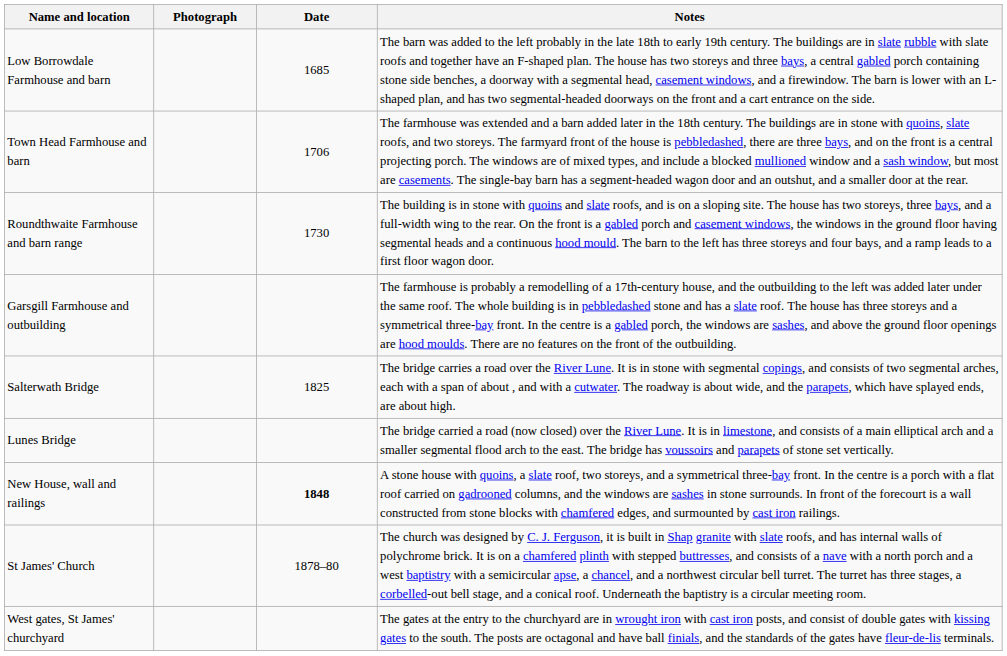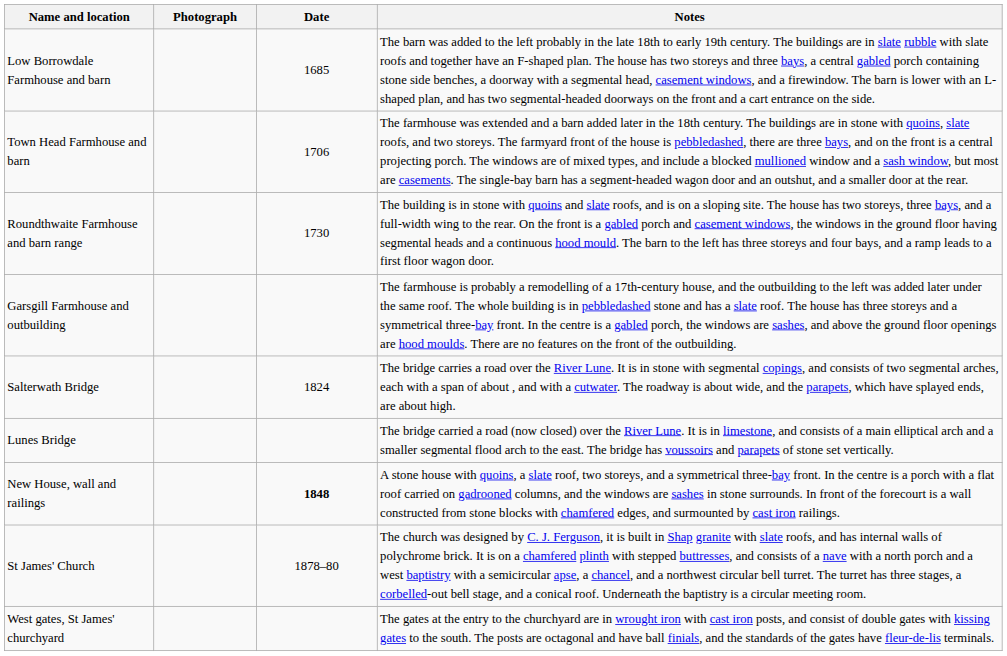(317, 387) 1825 -> (317, 387) 1824
